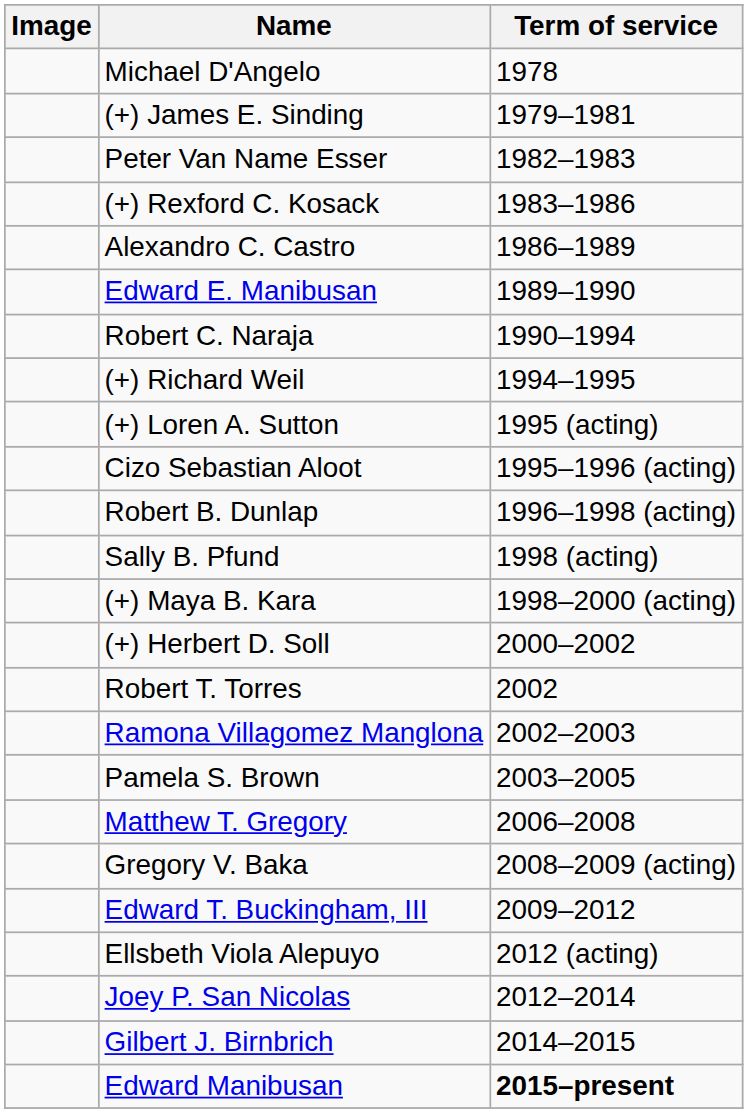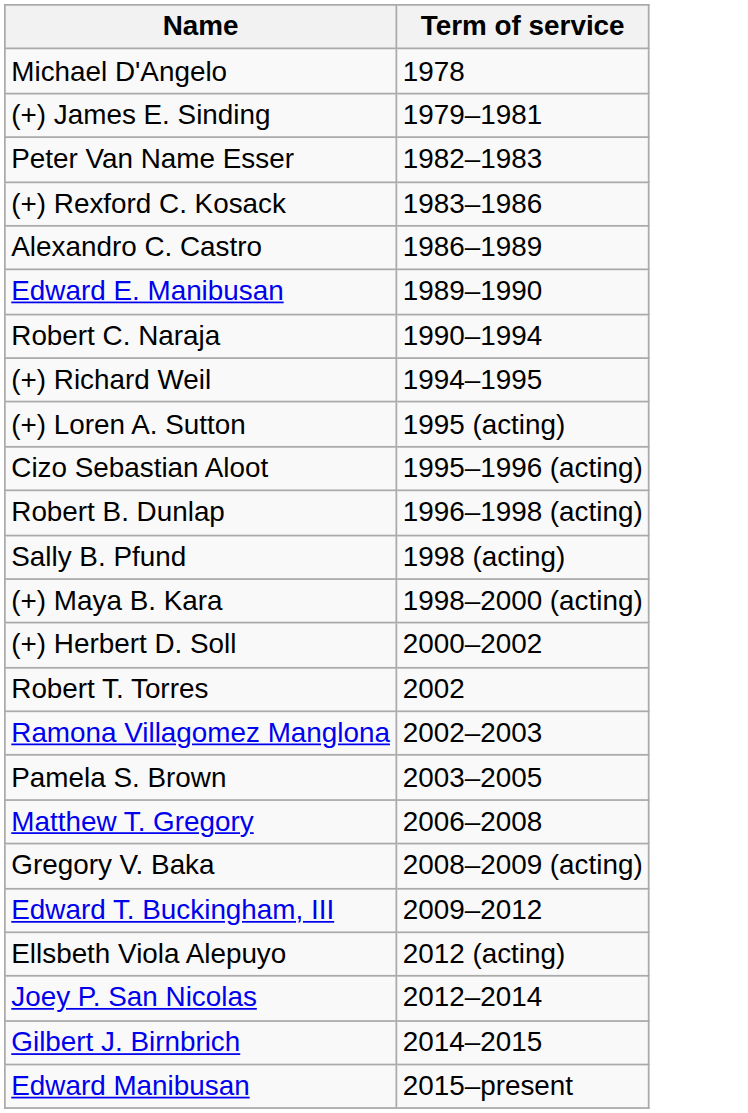- column: (52, 26)
(585, 1086) bold -> (488, 1086) normal
